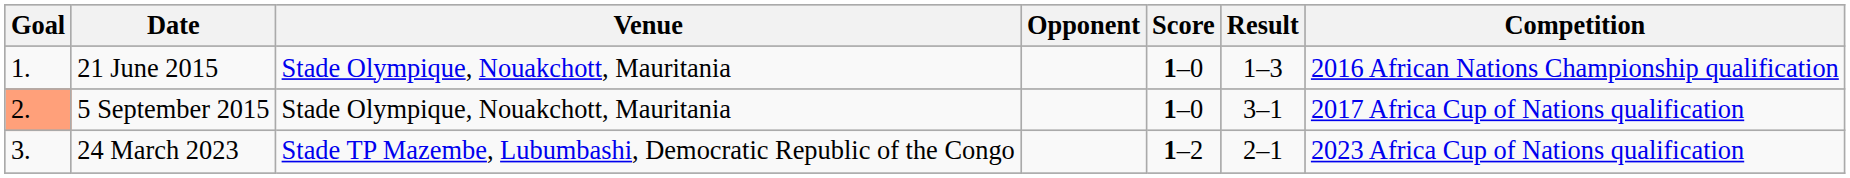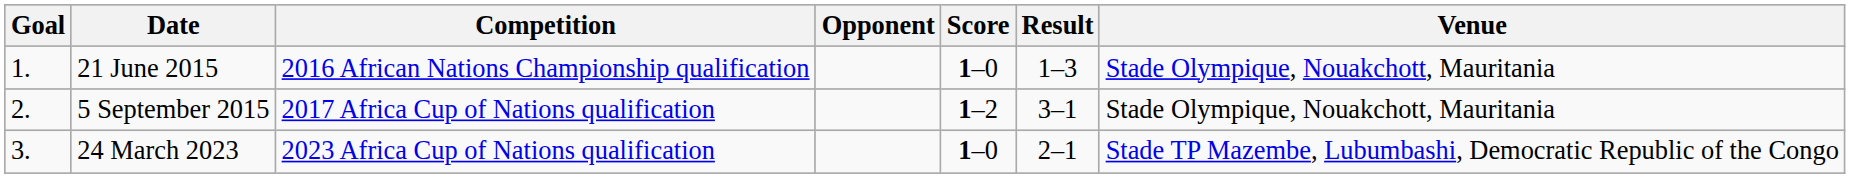columns swapped: (648, 25) <-> (1575, 25)
(21, 109) lightsalmon background -> (21, 109) no background
(1183, 109) 1–0 -> (978, 109) 1–2
(1183, 151) 1–2 -> (978, 151) 1–0
